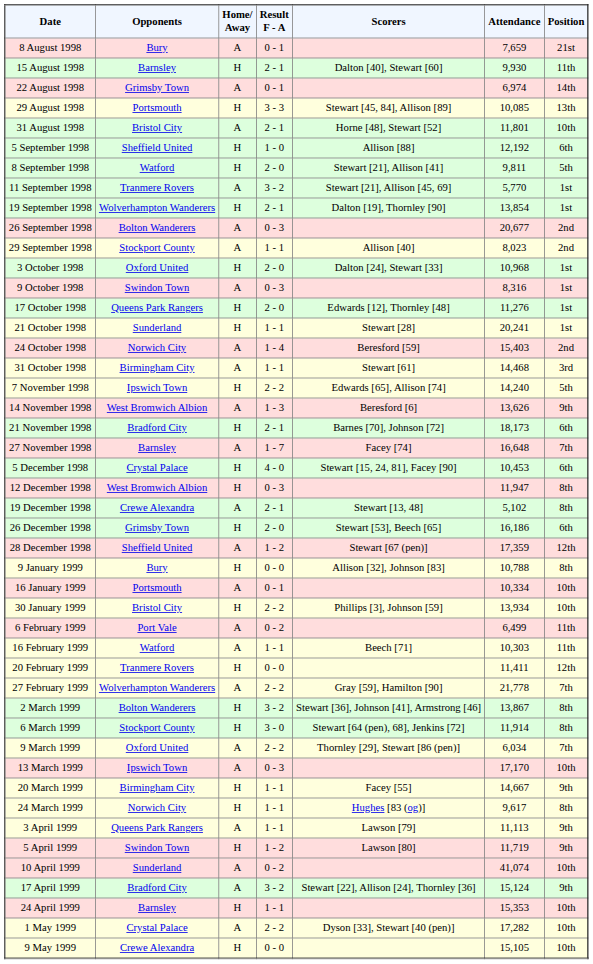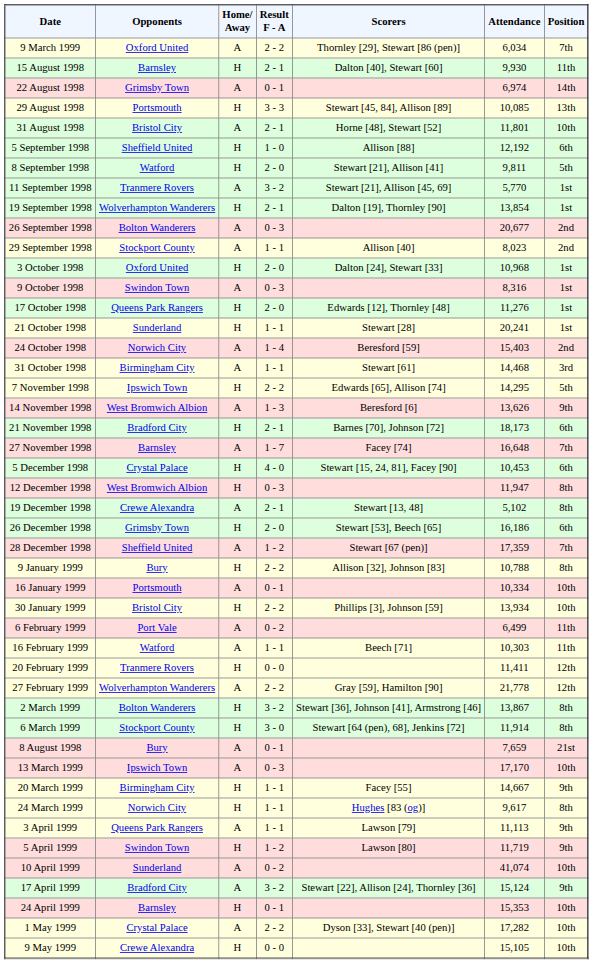rows swapped: (50, 48) <-> (50, 748)
(514, 388) 14,240 -> (514, 388) 14,295
(566, 548) 12th -> (566, 548) 7th
(274, 568) 0 - 0 -> (274, 568) 2 - 2
(566, 688) 7th -> (566, 688) 12th
(274, 908) 1 - 1 -> (274, 908) 0 - 1
